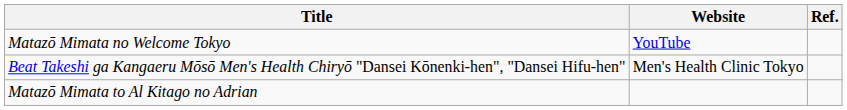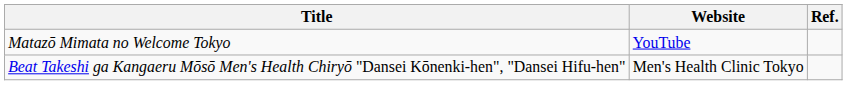- row: (133, 92)
